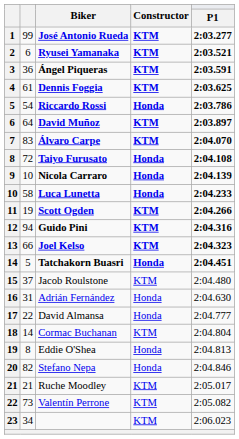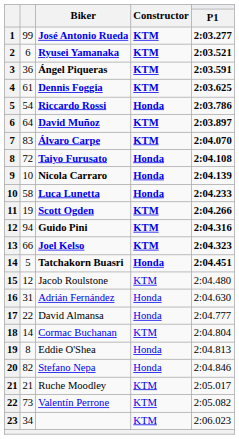(28, 280) 37 -> (28, 280) 12
